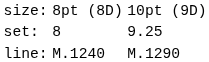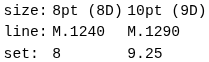rows swapped: (21, 32) <-> (26, 54)
